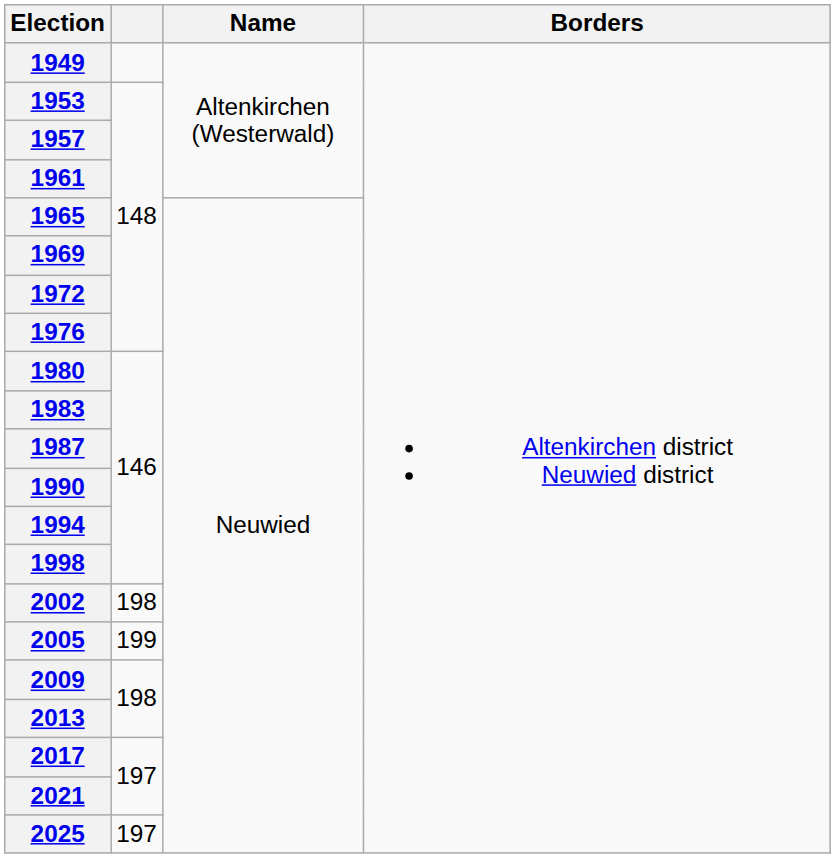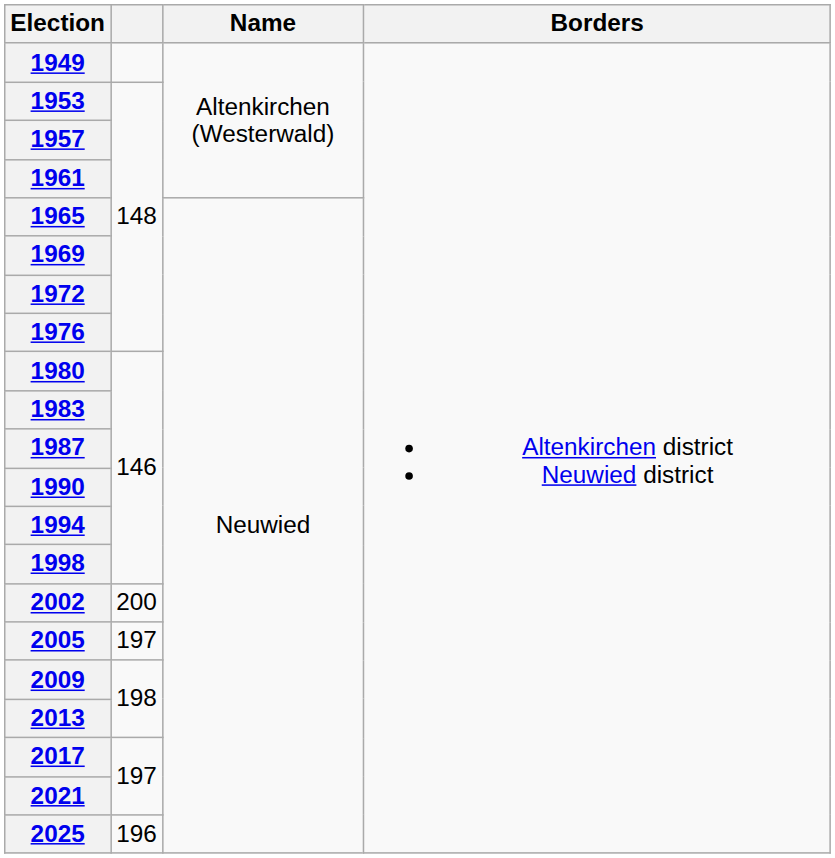(136, 602) 198 -> (136, 602) 200
(136, 640) 199 -> (136, 640) 197
(136, 833) 197 -> (136, 833) 196
